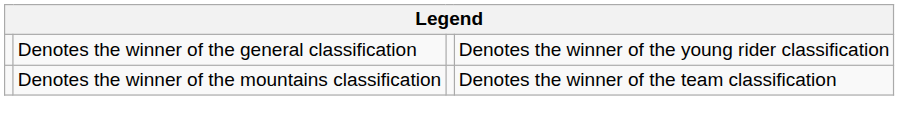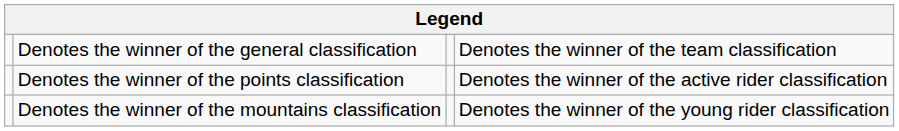(674, 49) Denotes the winner of the young rider classification -> (648, 49) Denotes the winner of the team classification
+ row: (211, 79)
(648, 79) Denotes the winner of the team classification -> (674, 110) Denotes the winner of the young rider classification
